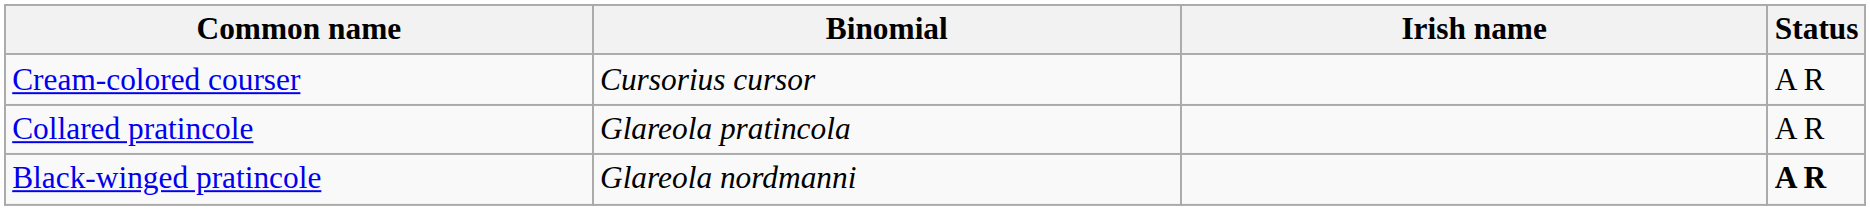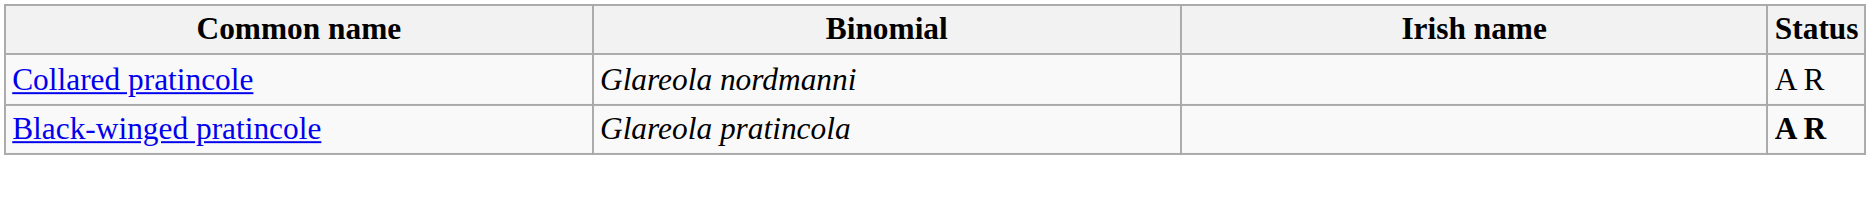- row: (156, 79)
(725, 128) Glareola pratincola -> (728, 79) Glareola nordmanni
(728, 178) Glareola nordmanni -> (725, 128) Glareola pratincola
